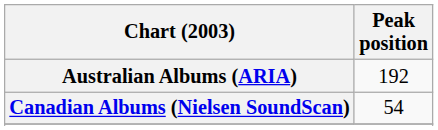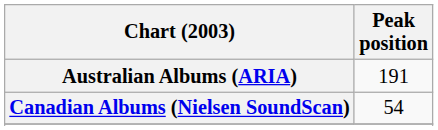(394, 75) 192 -> (394, 75) 191
